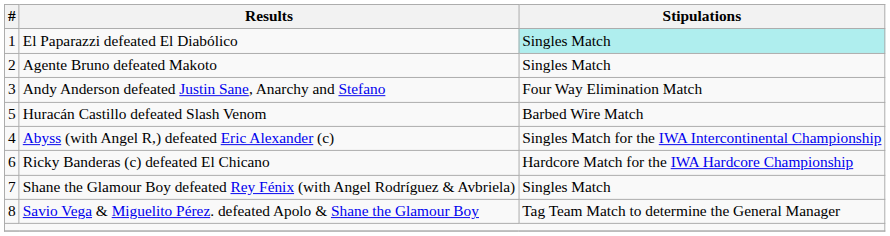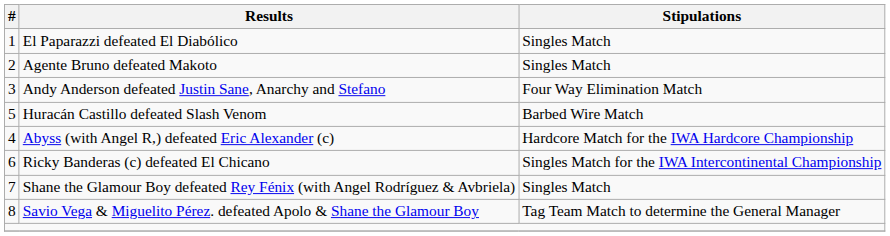(566, 41) paleturquoise background -> (566, 41) no background
(702, 138) Singles Match for the IWA Intercontinental Championship -> (688, 138) Hardcore Match for the IWA Hardcore Championship
(688, 162) Hardcore Match for the IWA Hardcore Championship -> (702, 162) Singles Match for the IWA Intercontinental Championship
